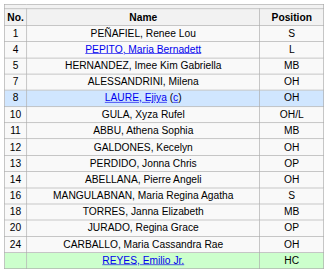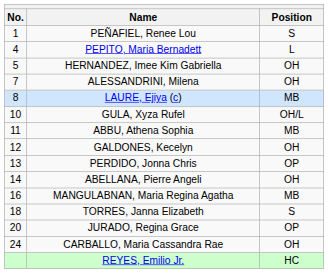(292, 66) MB -> (292, 66) OH
(292, 98) OH -> (292, 98) MB
(292, 195) S -> (292, 195) MB
(292, 212) MB -> (292, 212) S
